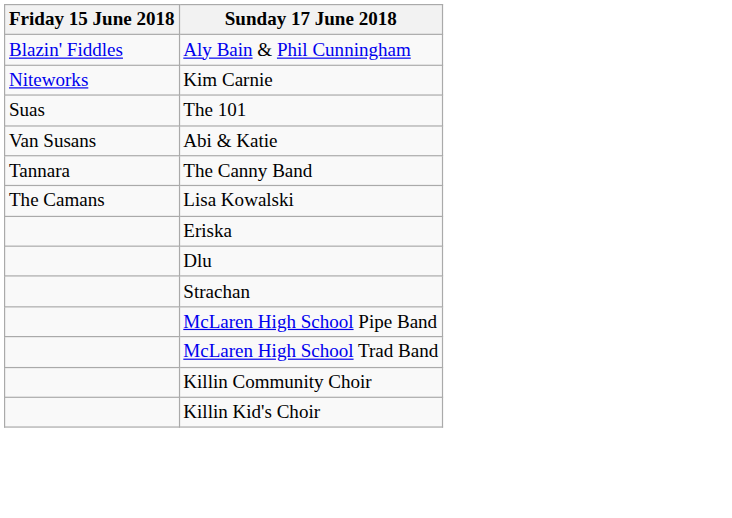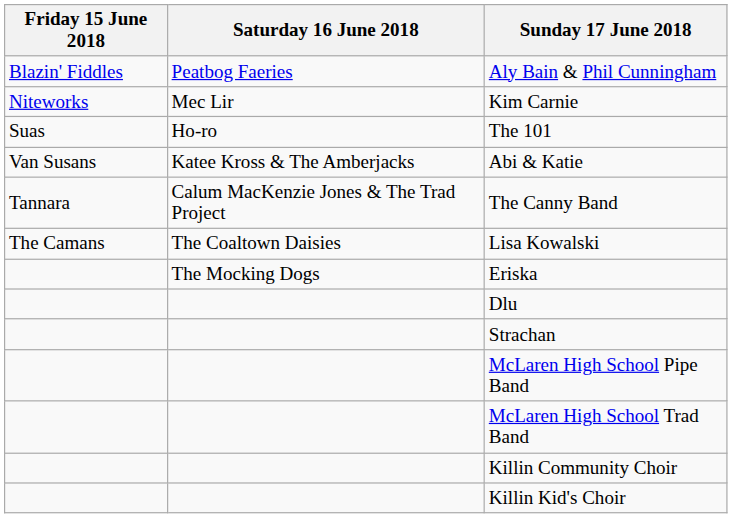+ column: (326, 30)
